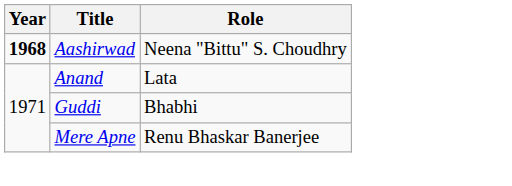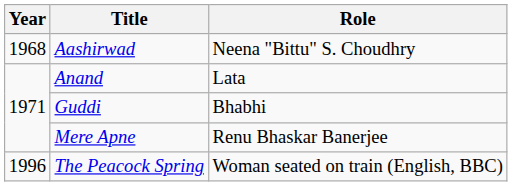(27, 48) bold -> (27, 48) normal
+ row: (129, 166)
